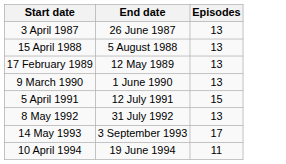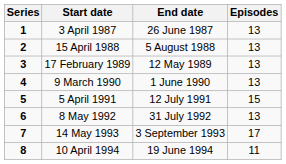+ column: (23, 13)
